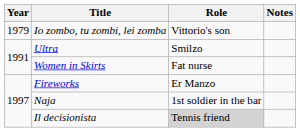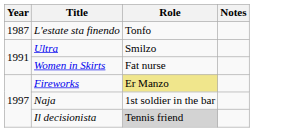- row: (100, 30)
+ row: (77, 30)
(193, 83) no background -> (147, 83) khaki background
